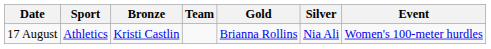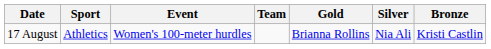columns swapped: (414, 14) <-> (146, 14)
